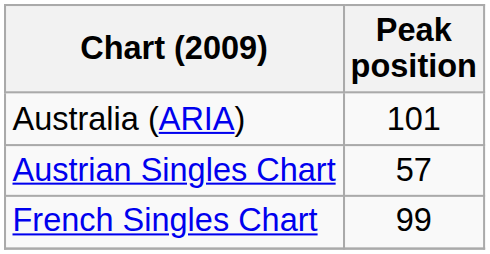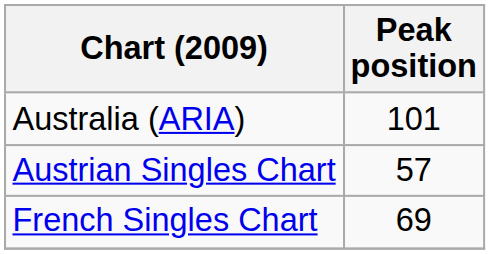(414, 221) 99 -> (414, 221) 69
